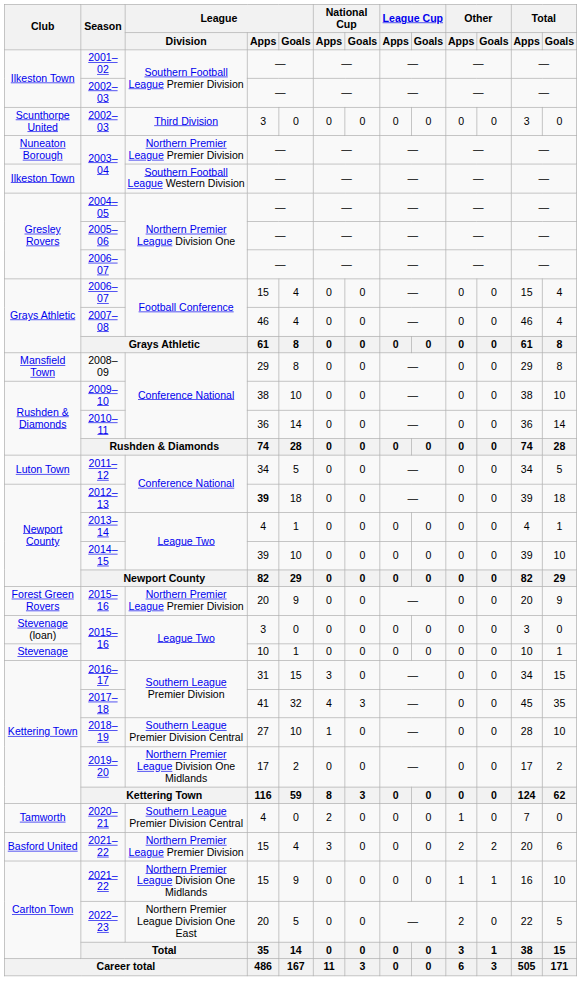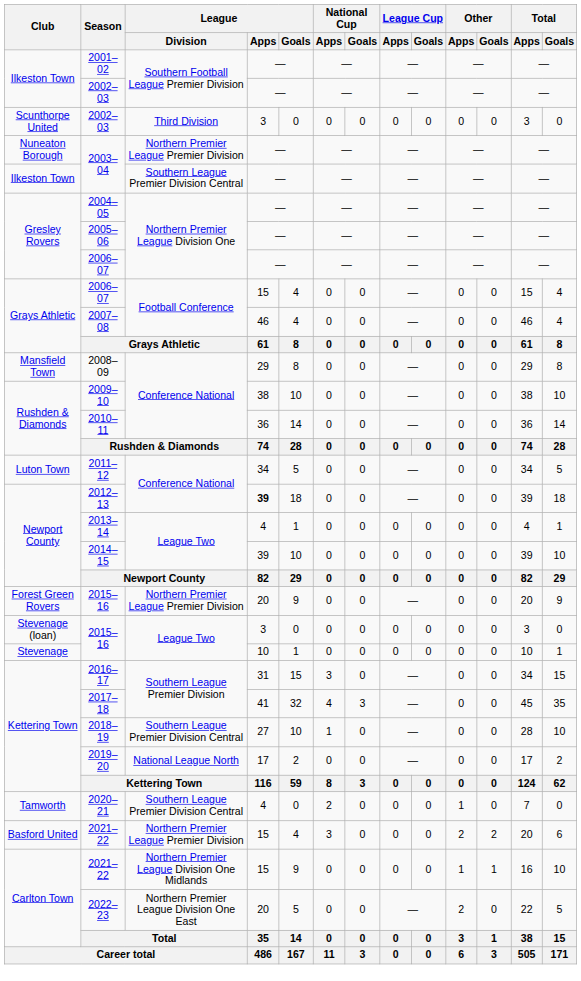(186, 178) Southern Football League Western Division -> (186, 178) Southern League Premier Division Central
(186, 766) Northern Premier League Division One Midlands -> (186, 760) National League North
